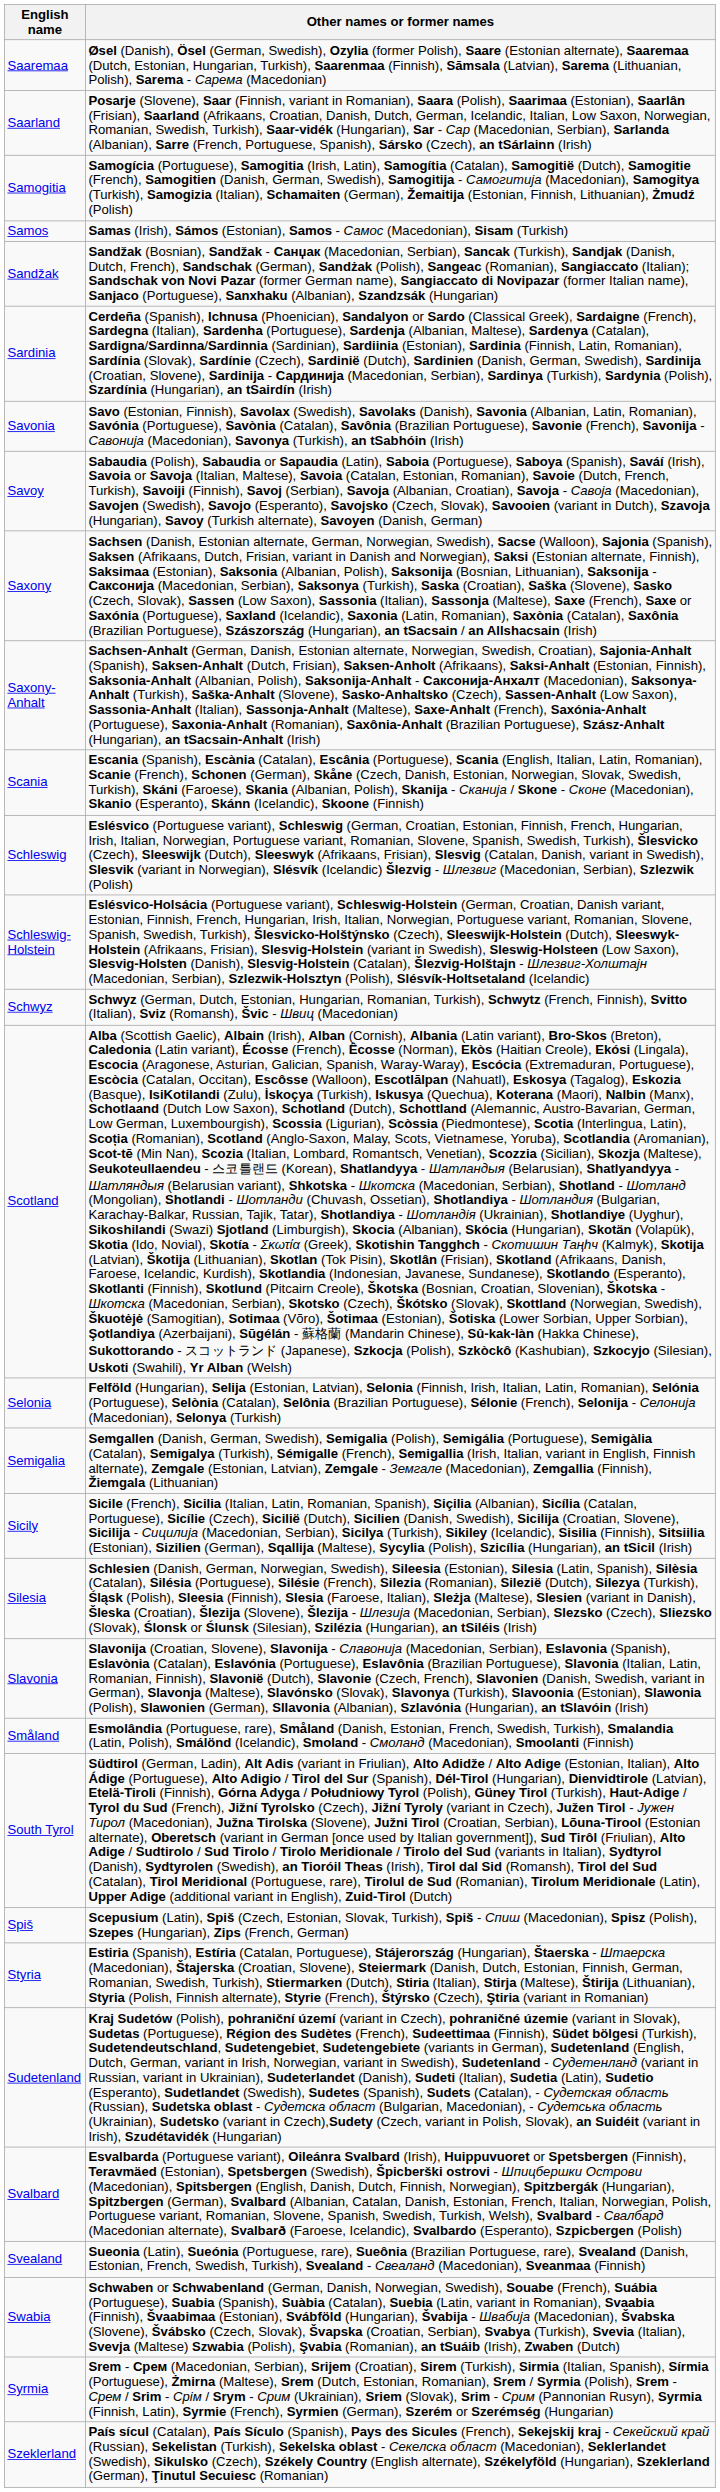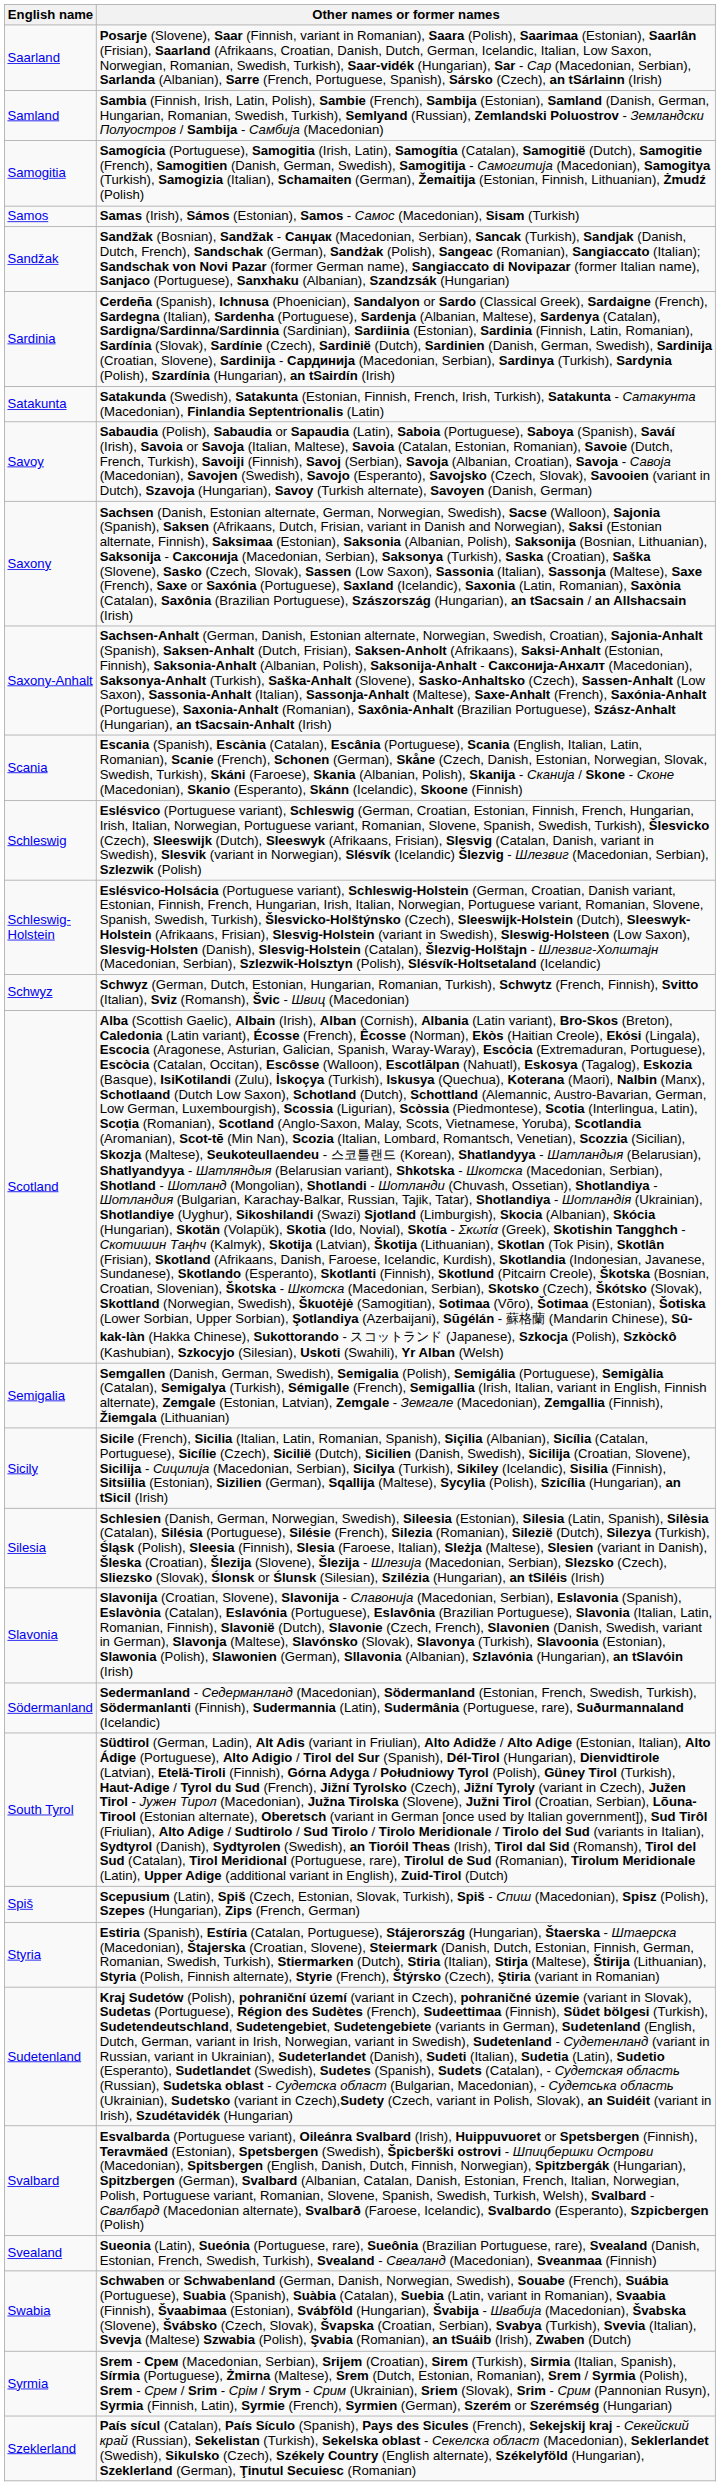- row: (38, 65)
+ row: (33, 115)
+ row: (37, 404)
- row: (31, 426)
- row: (29, 1403)
- row: (33, 1735)
+ row: (50, 1707)
